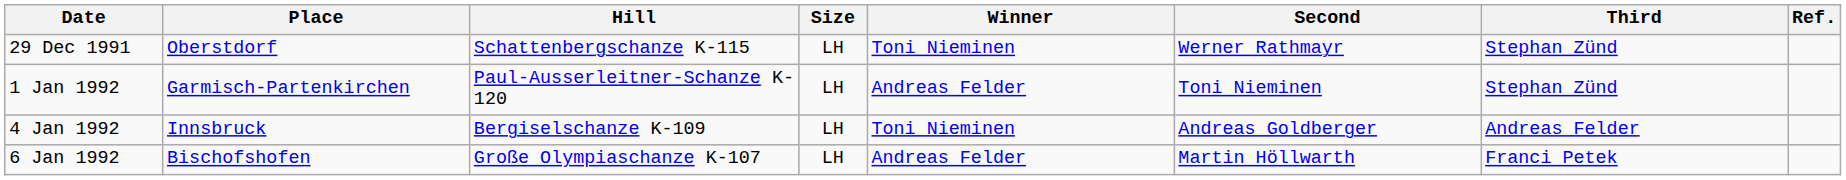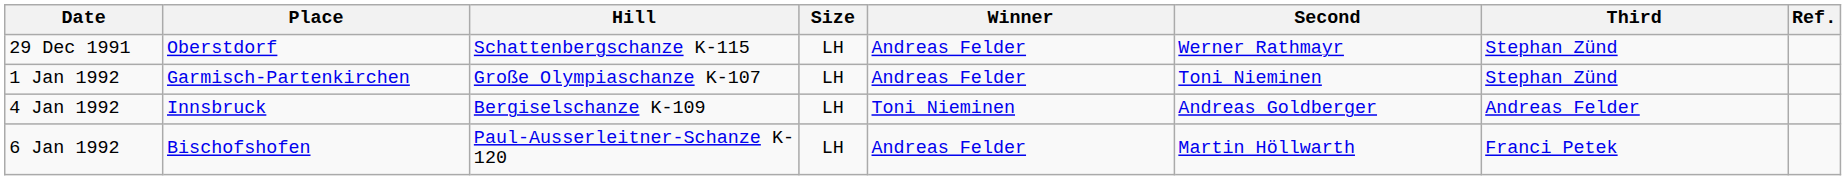(943, 50) Toni Nieminen -> (949, 50) Andreas Felder
(634, 90) Paul-Ausserleitner-Schanze K-120 -> (617, 79) Große Olympiaschanze K-107
(617, 160) Große Olympiaschanze K-107 -> (634, 149) Paul-Ausserleitner-Schanze K-120
